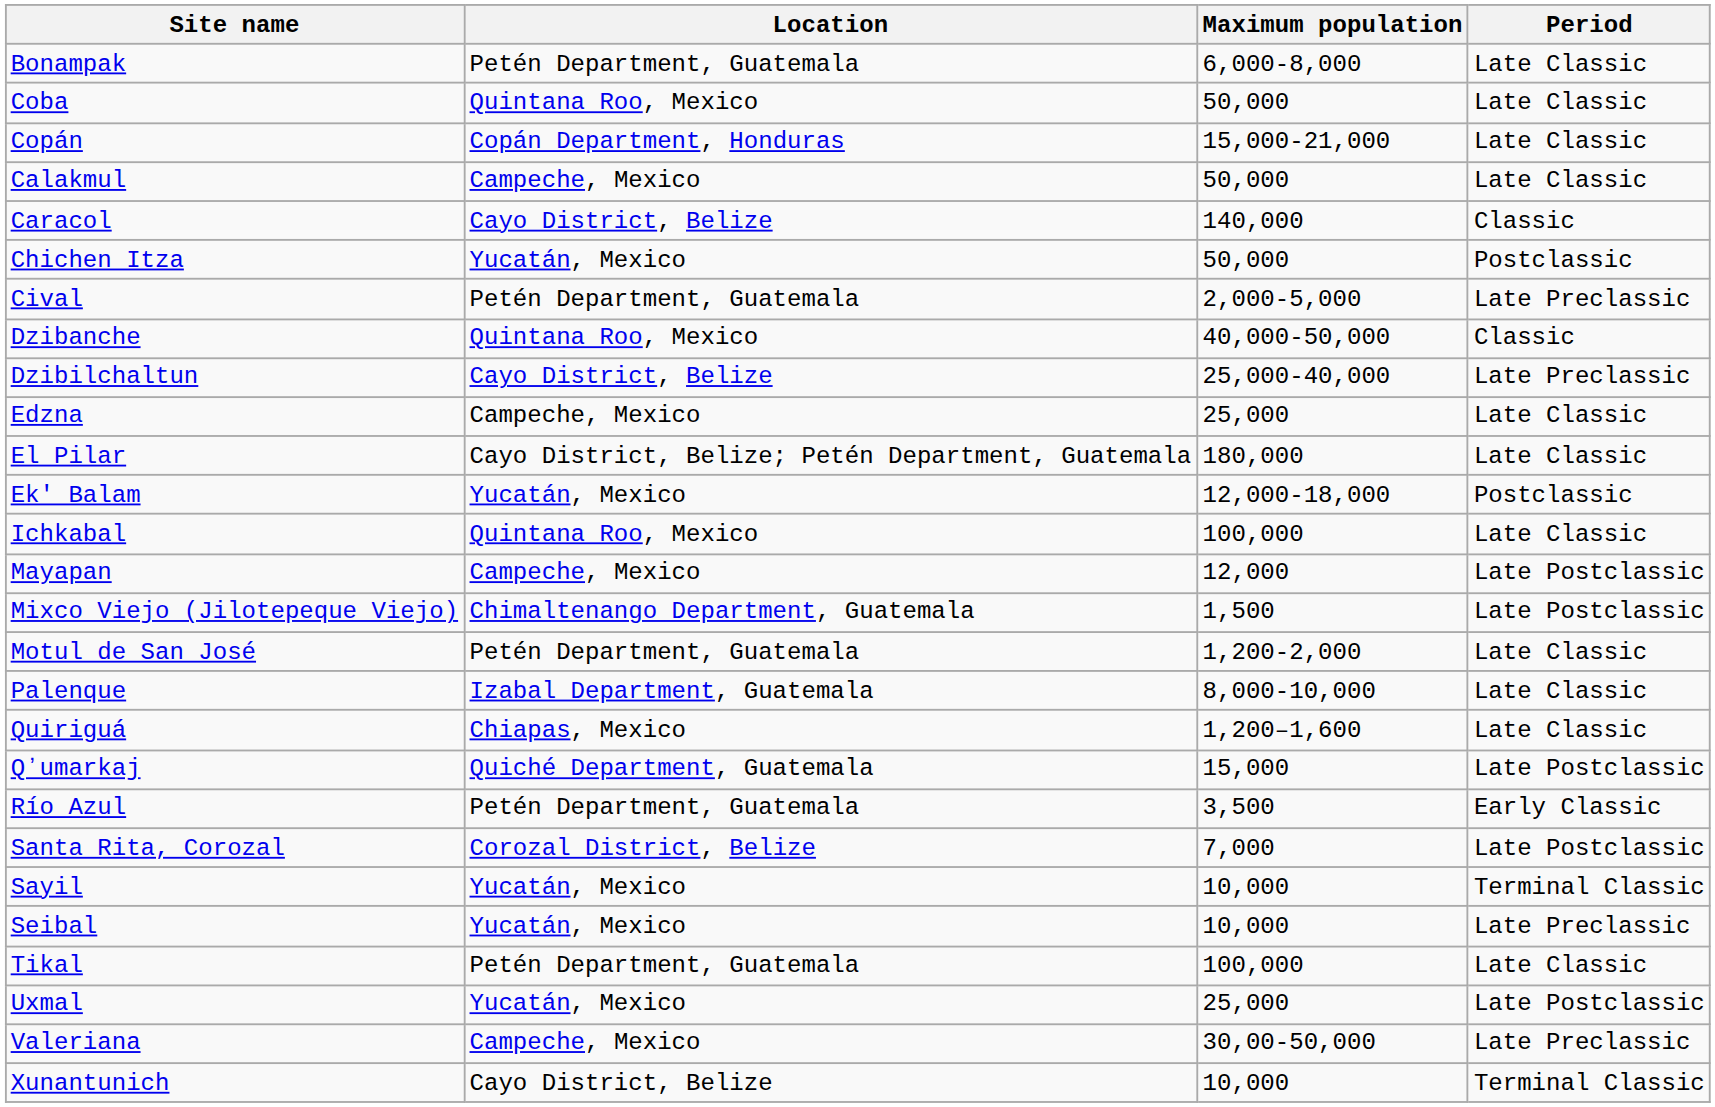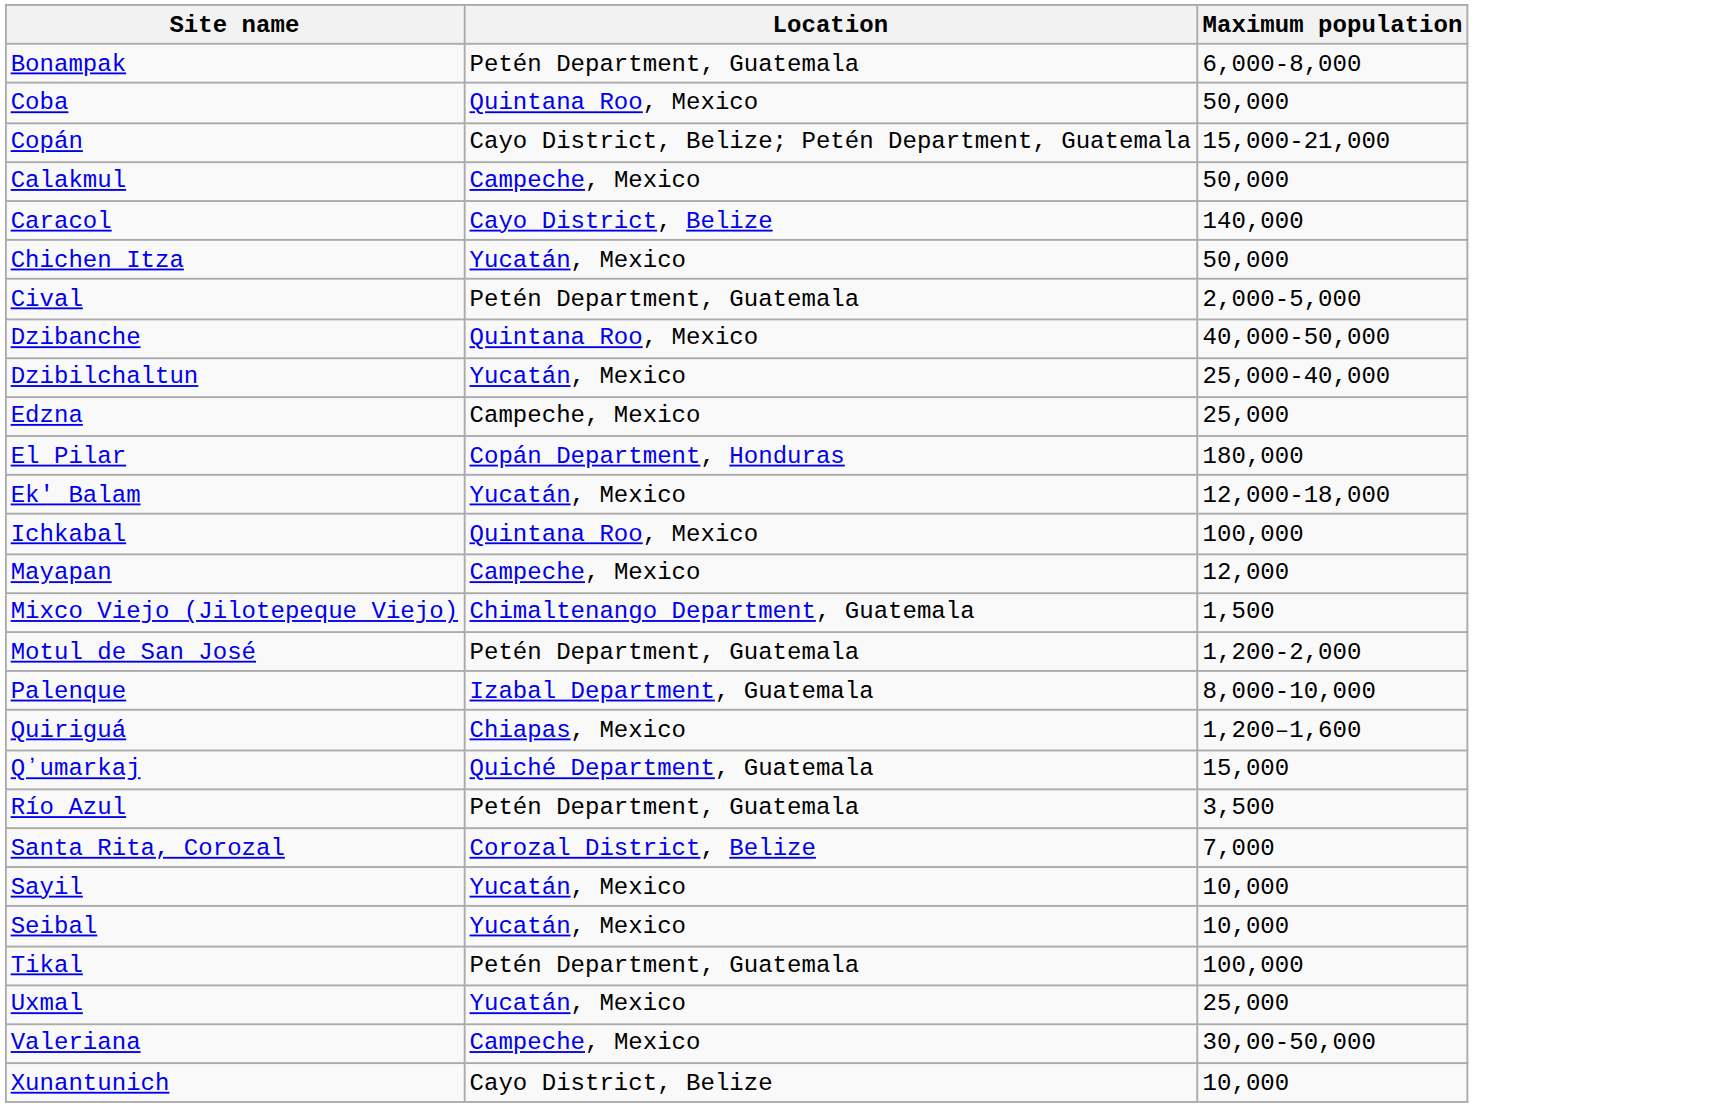- column: (1589, 25)
(657, 142) Copán Department, Honduras -> (830, 142) Cayo District, Belize; Petén Department, Guatemala
(621, 377) Cayo District, Belize -> (578, 377) Yucatán, Mexico
(830, 456) Cayo District, Belize; Petén Department, Guatemala -> (657, 456) Copán Department, Honduras
